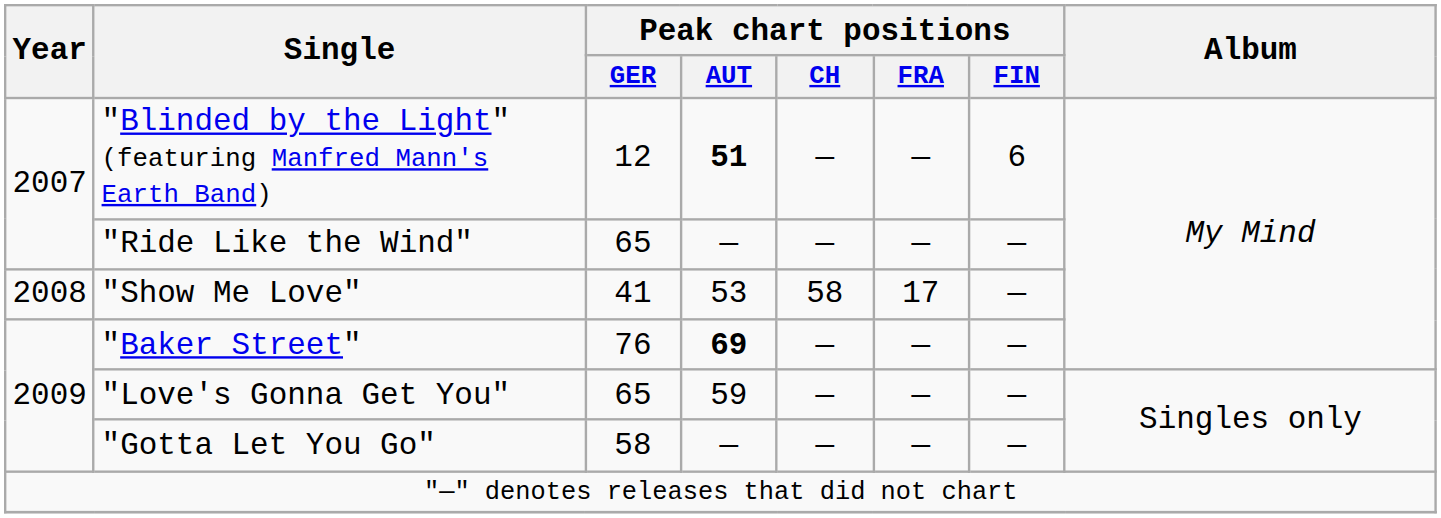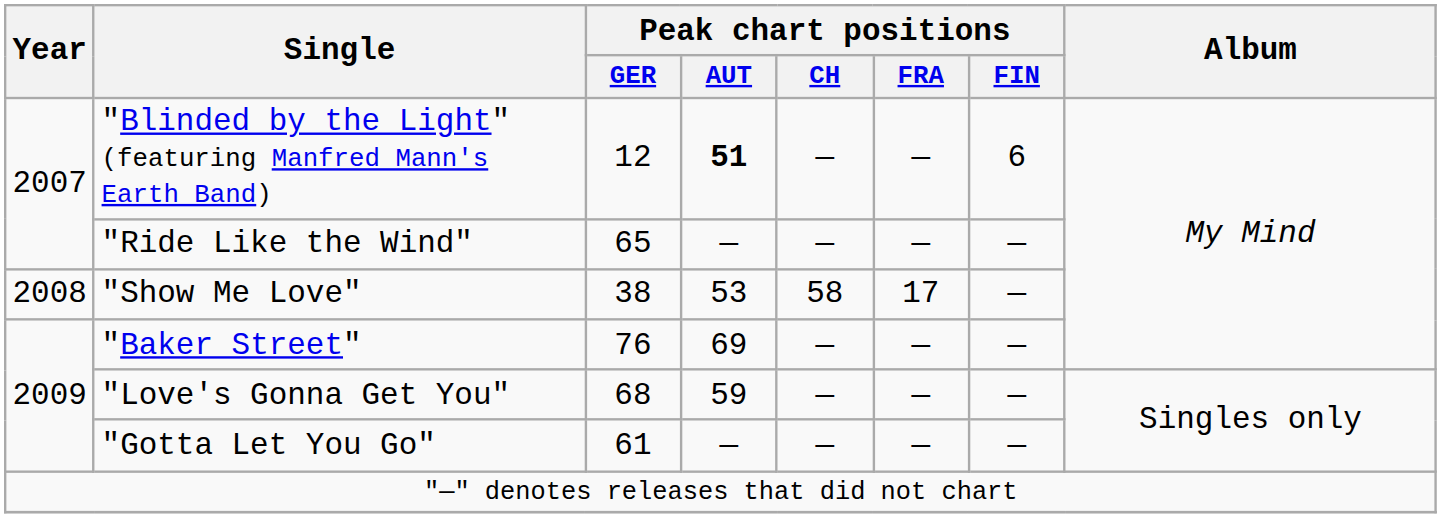(633, 294) 41 -> (633, 294) 38
(729, 345) bold -> (729, 345) normal
(633, 395) 65 -> (633, 395) 68
(633, 446) 58 -> (633, 446) 61
